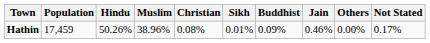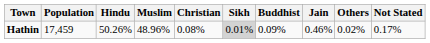(153, 30) 38.96% -> (153, 30) 48.96%
(239, 30) no background -> (239, 30) lightgrey background
(351, 30) 0.00% -> (351, 30) 0.02%
